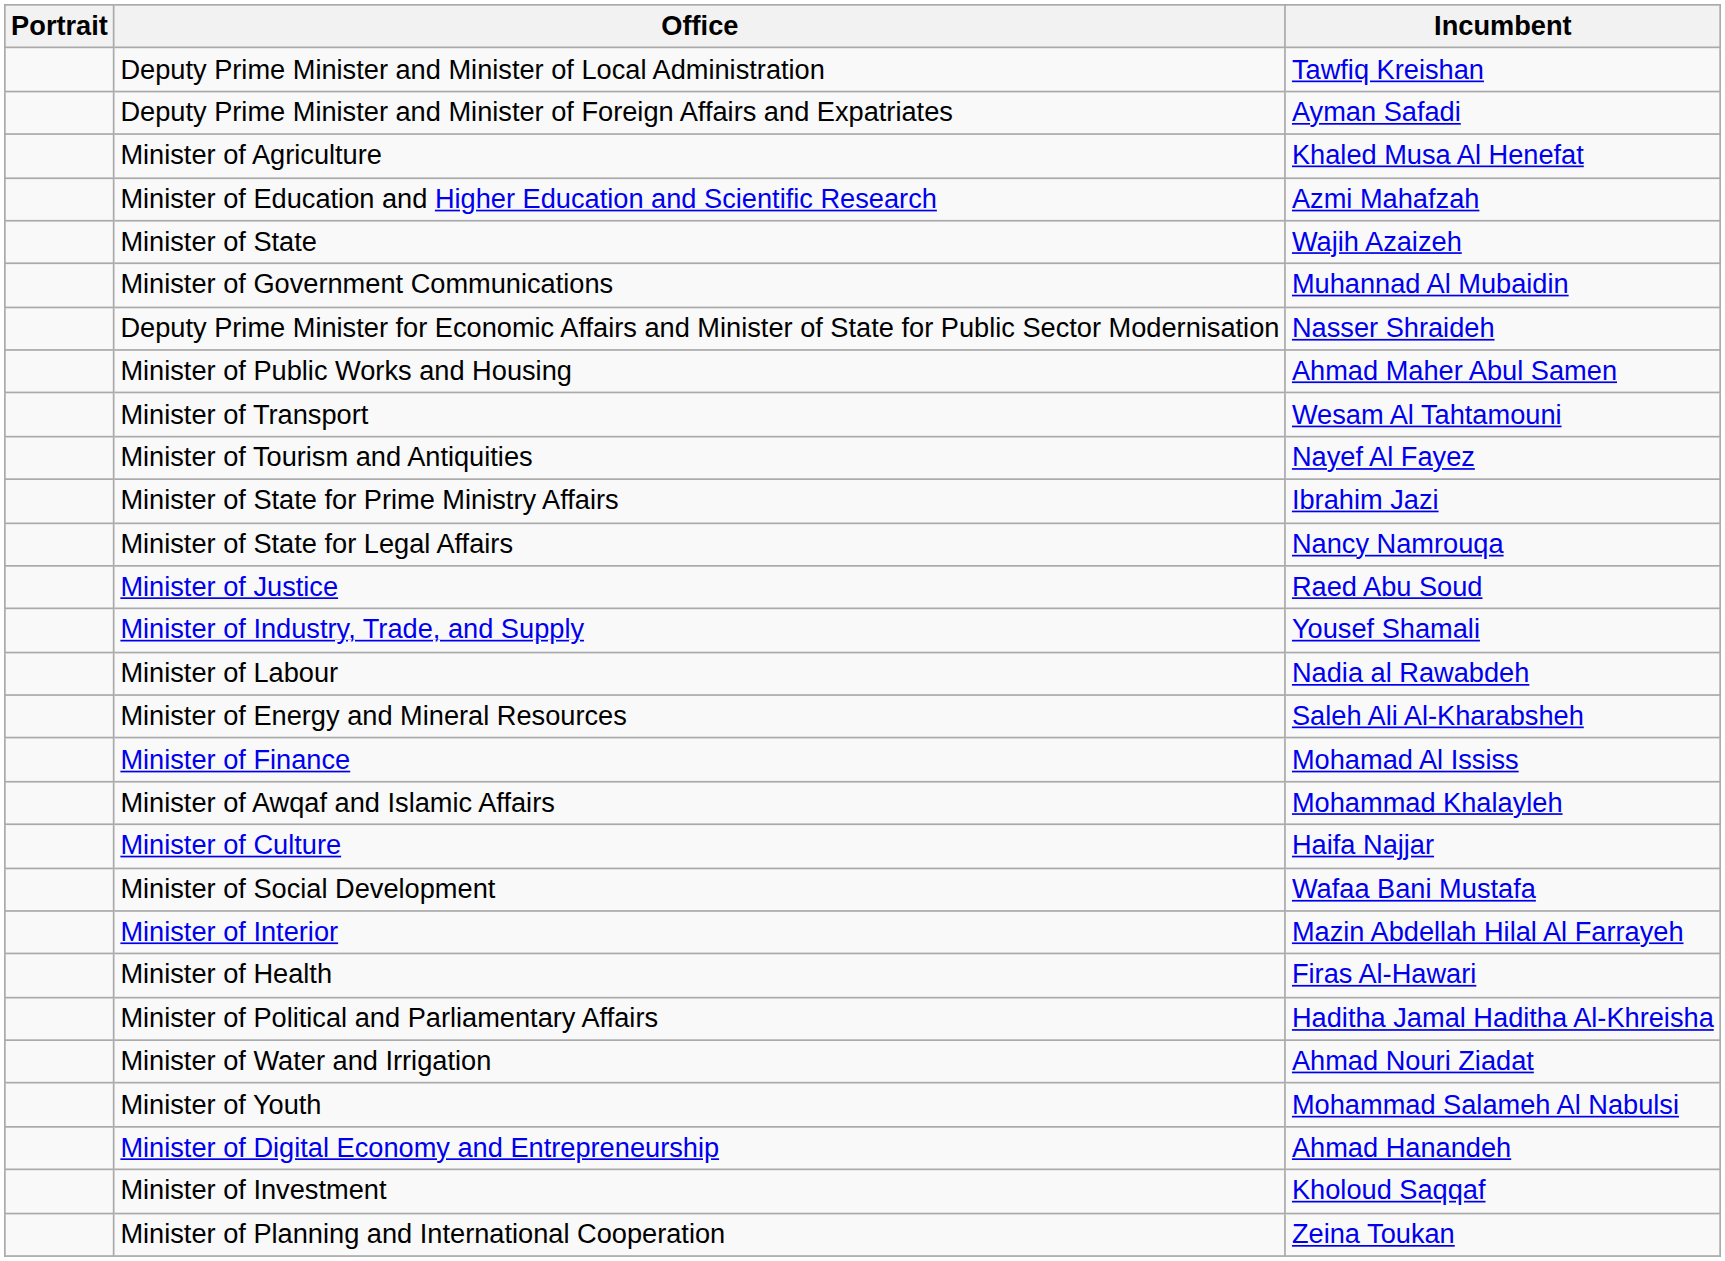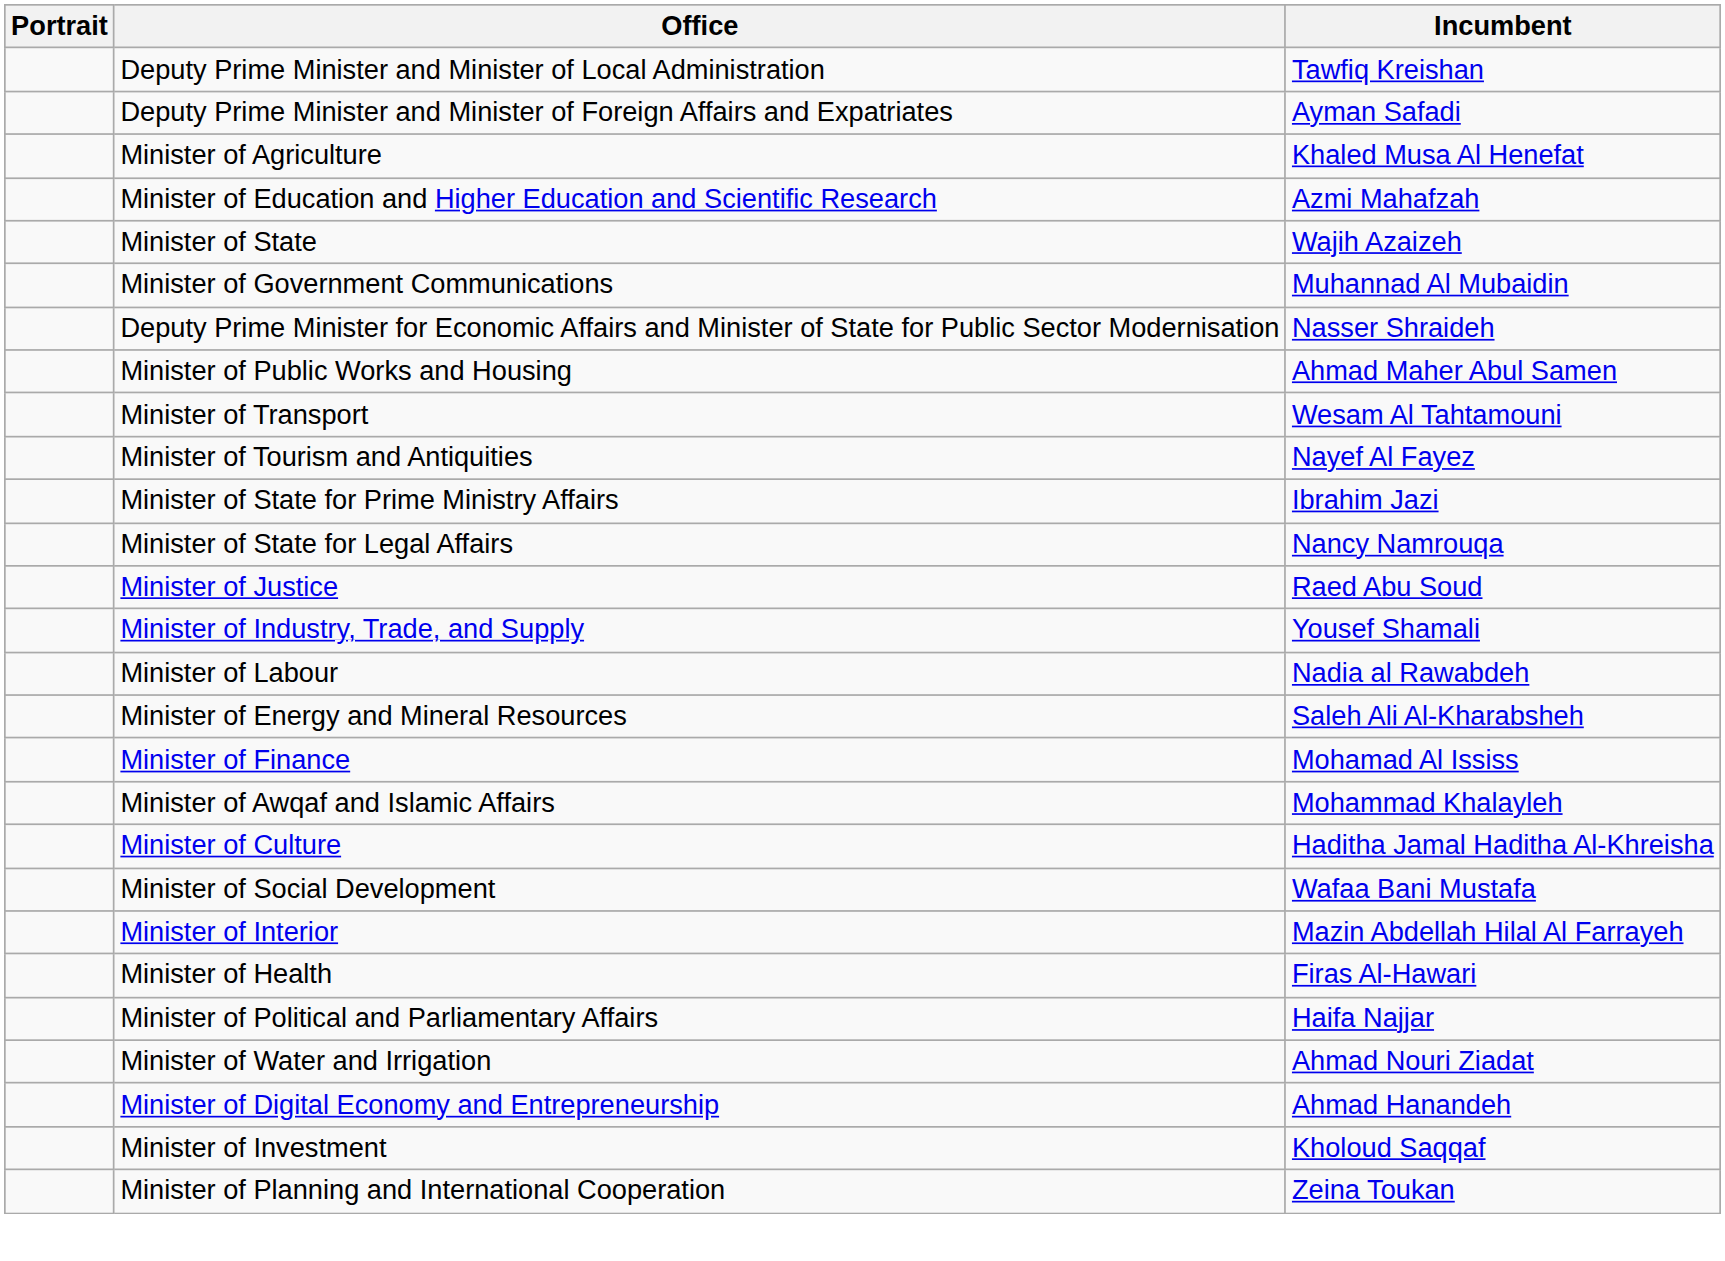(1363, 845) Haifa Najjar -> (1503, 845) Haditha Jamal Haditha Al-Khreisha
(1503, 1018) Haditha Jamal Haditha Al-Khreisha -> (1363, 1018) Haifa Najjar
- row: (221, 1104)
